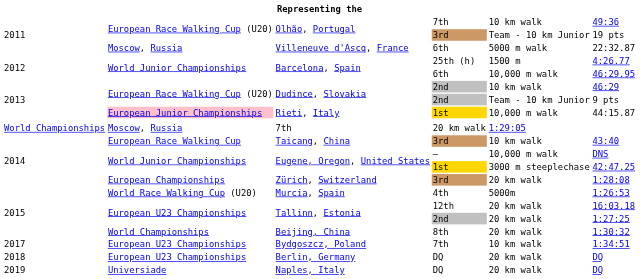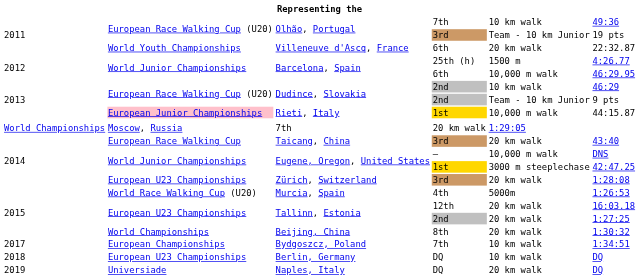(145, 48) Moscow, Russia -> (174, 48) World Youth Championships
(518, 48) 5000 m walk -> (515, 48) 20 km walk
(515, 141) 10 km walk -> (515, 141) 20 km walk
(166, 180) European Championships -> (177, 180) European U23 Championships
(177, 244) European U23 Championships -> (166, 244) European Championships
(515, 257) 20 km walk -> (515, 257) 10 km walk
